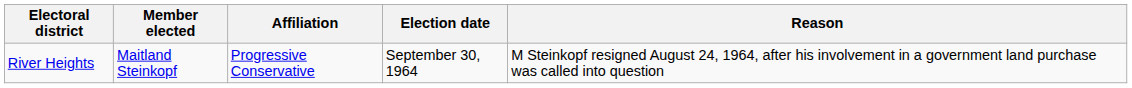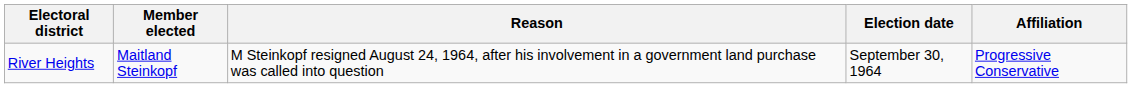columns swapped: (305, 24) <-> (817, 24)
